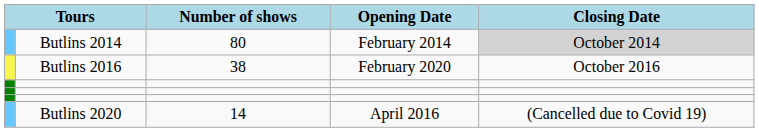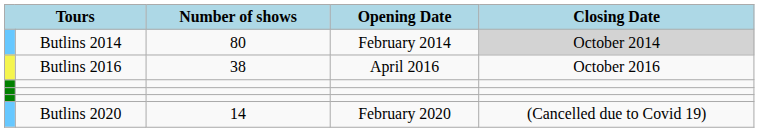(405, 67) February 2020 -> (405, 67) April 2016
(405, 114) April 2016 -> (405, 114) February 2020
